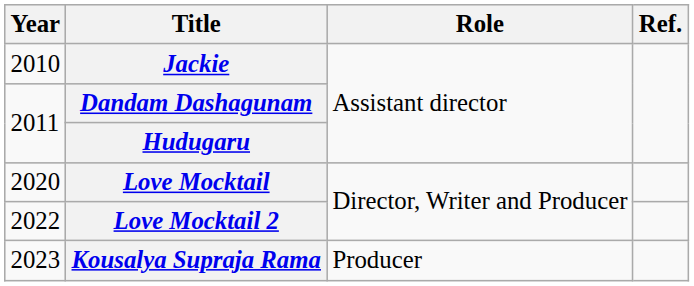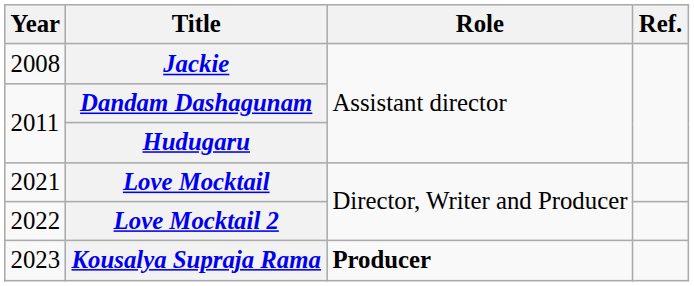(35, 63) 2010 -> (35, 63) 2008
(35, 181) 2020 -> (35, 181) 2021
(377, 260) normal -> (382, 260) bold
